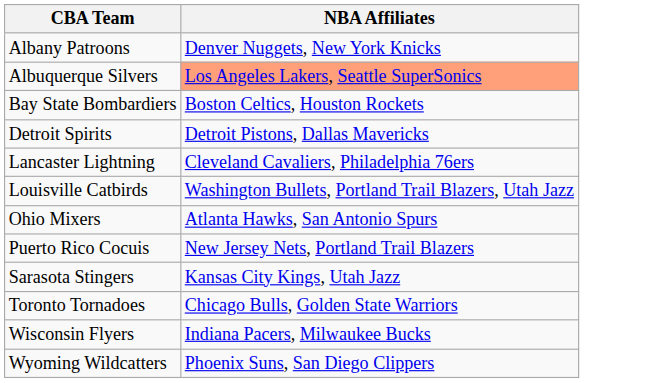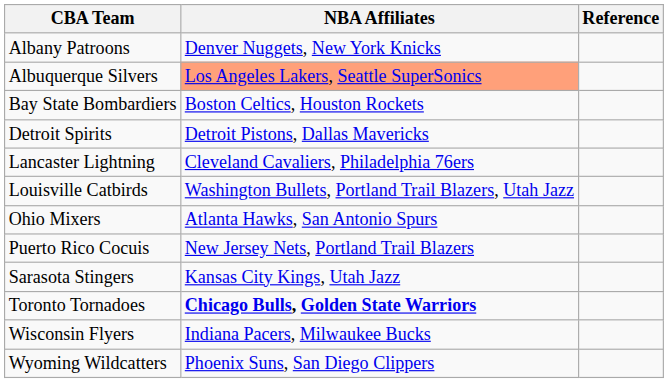+ column: (621, 18)
(321, 305) normal -> (331, 305) bold
